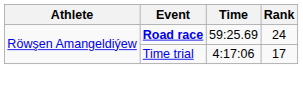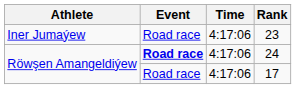+ row: (272, 35)
(233, 35) 59:25.69 -> (230, 54) 4:17:06
(168, 54) Time trial -> (172, 74) Road race
